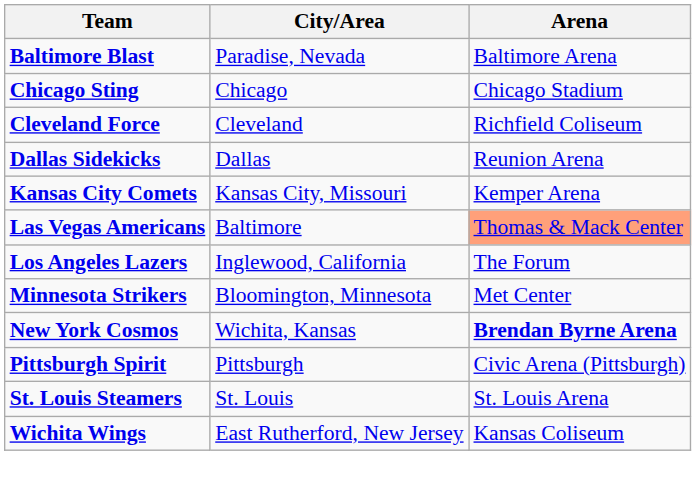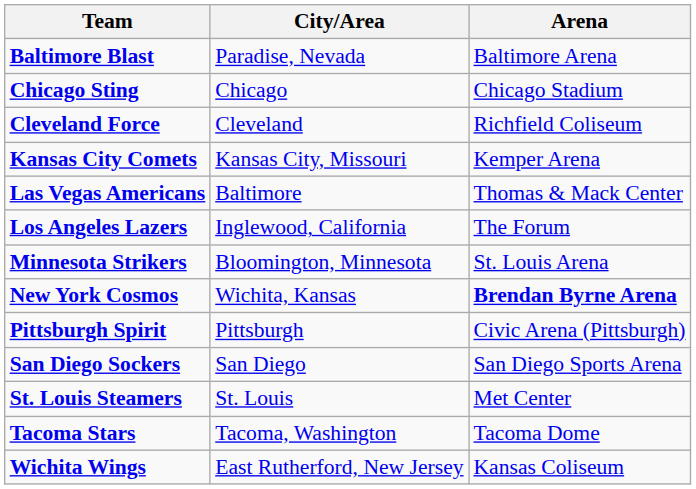- row: (85, 158)
(578, 227) lightsalmon background -> (578, 192) no background
(522, 295) Met Center -> (541, 261) St. Louis Arena
+ row: (95, 364)
(541, 398) St. Louis Arena -> (522, 398) Met Center
+ row: (73, 432)
